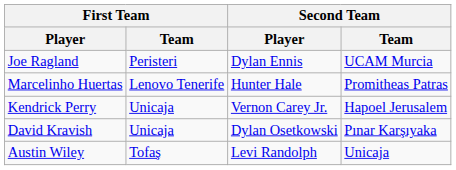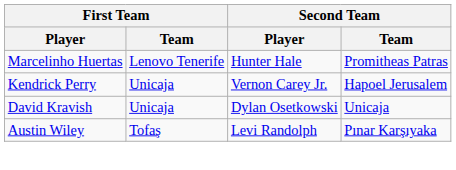- row: (43, 61)
(391, 130) Pınar Karşıyaka -> (367, 107) Unicaja
(367, 152) Unicaja -> (391, 130) Pınar Karşıyaka
